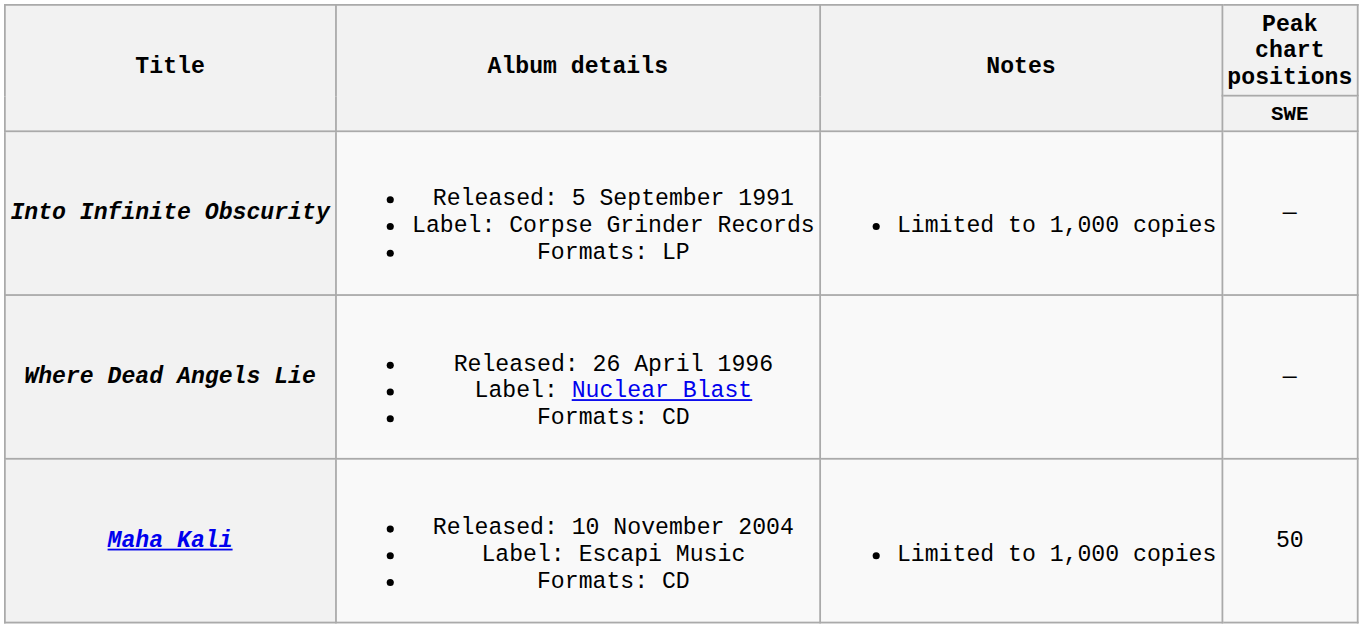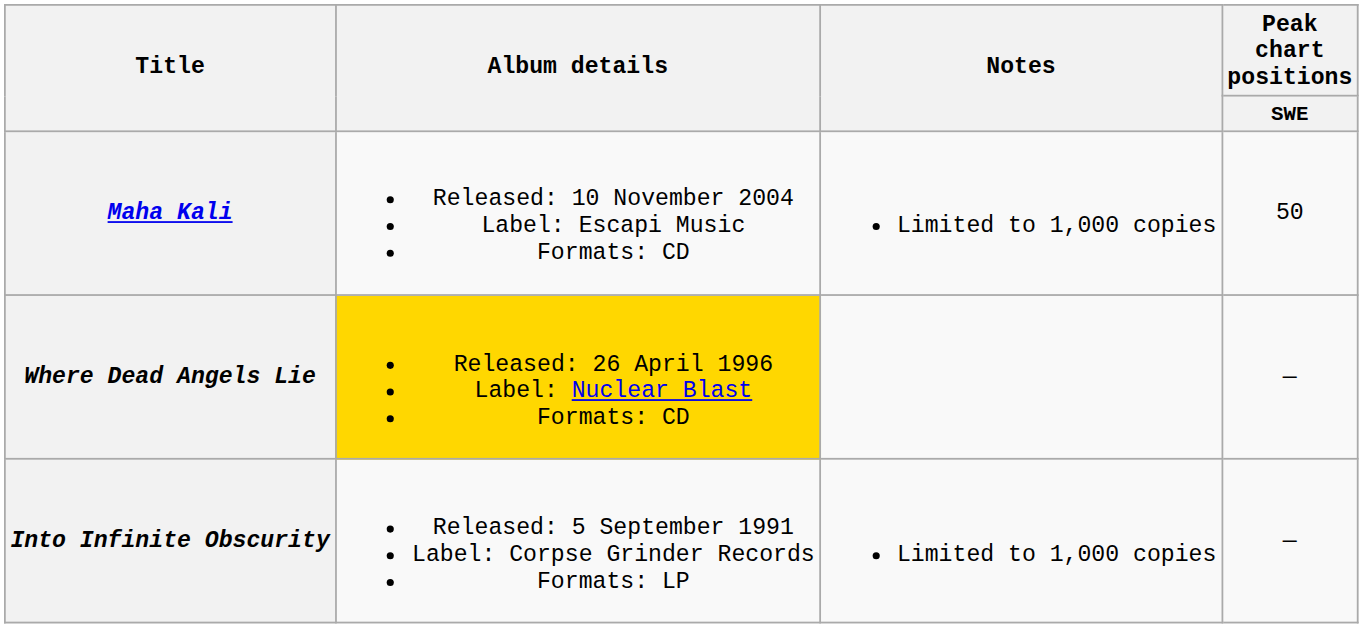rows swapped: (170, 213) <-> (170, 541)
(578, 390) no background -> (578, 390) gold background
